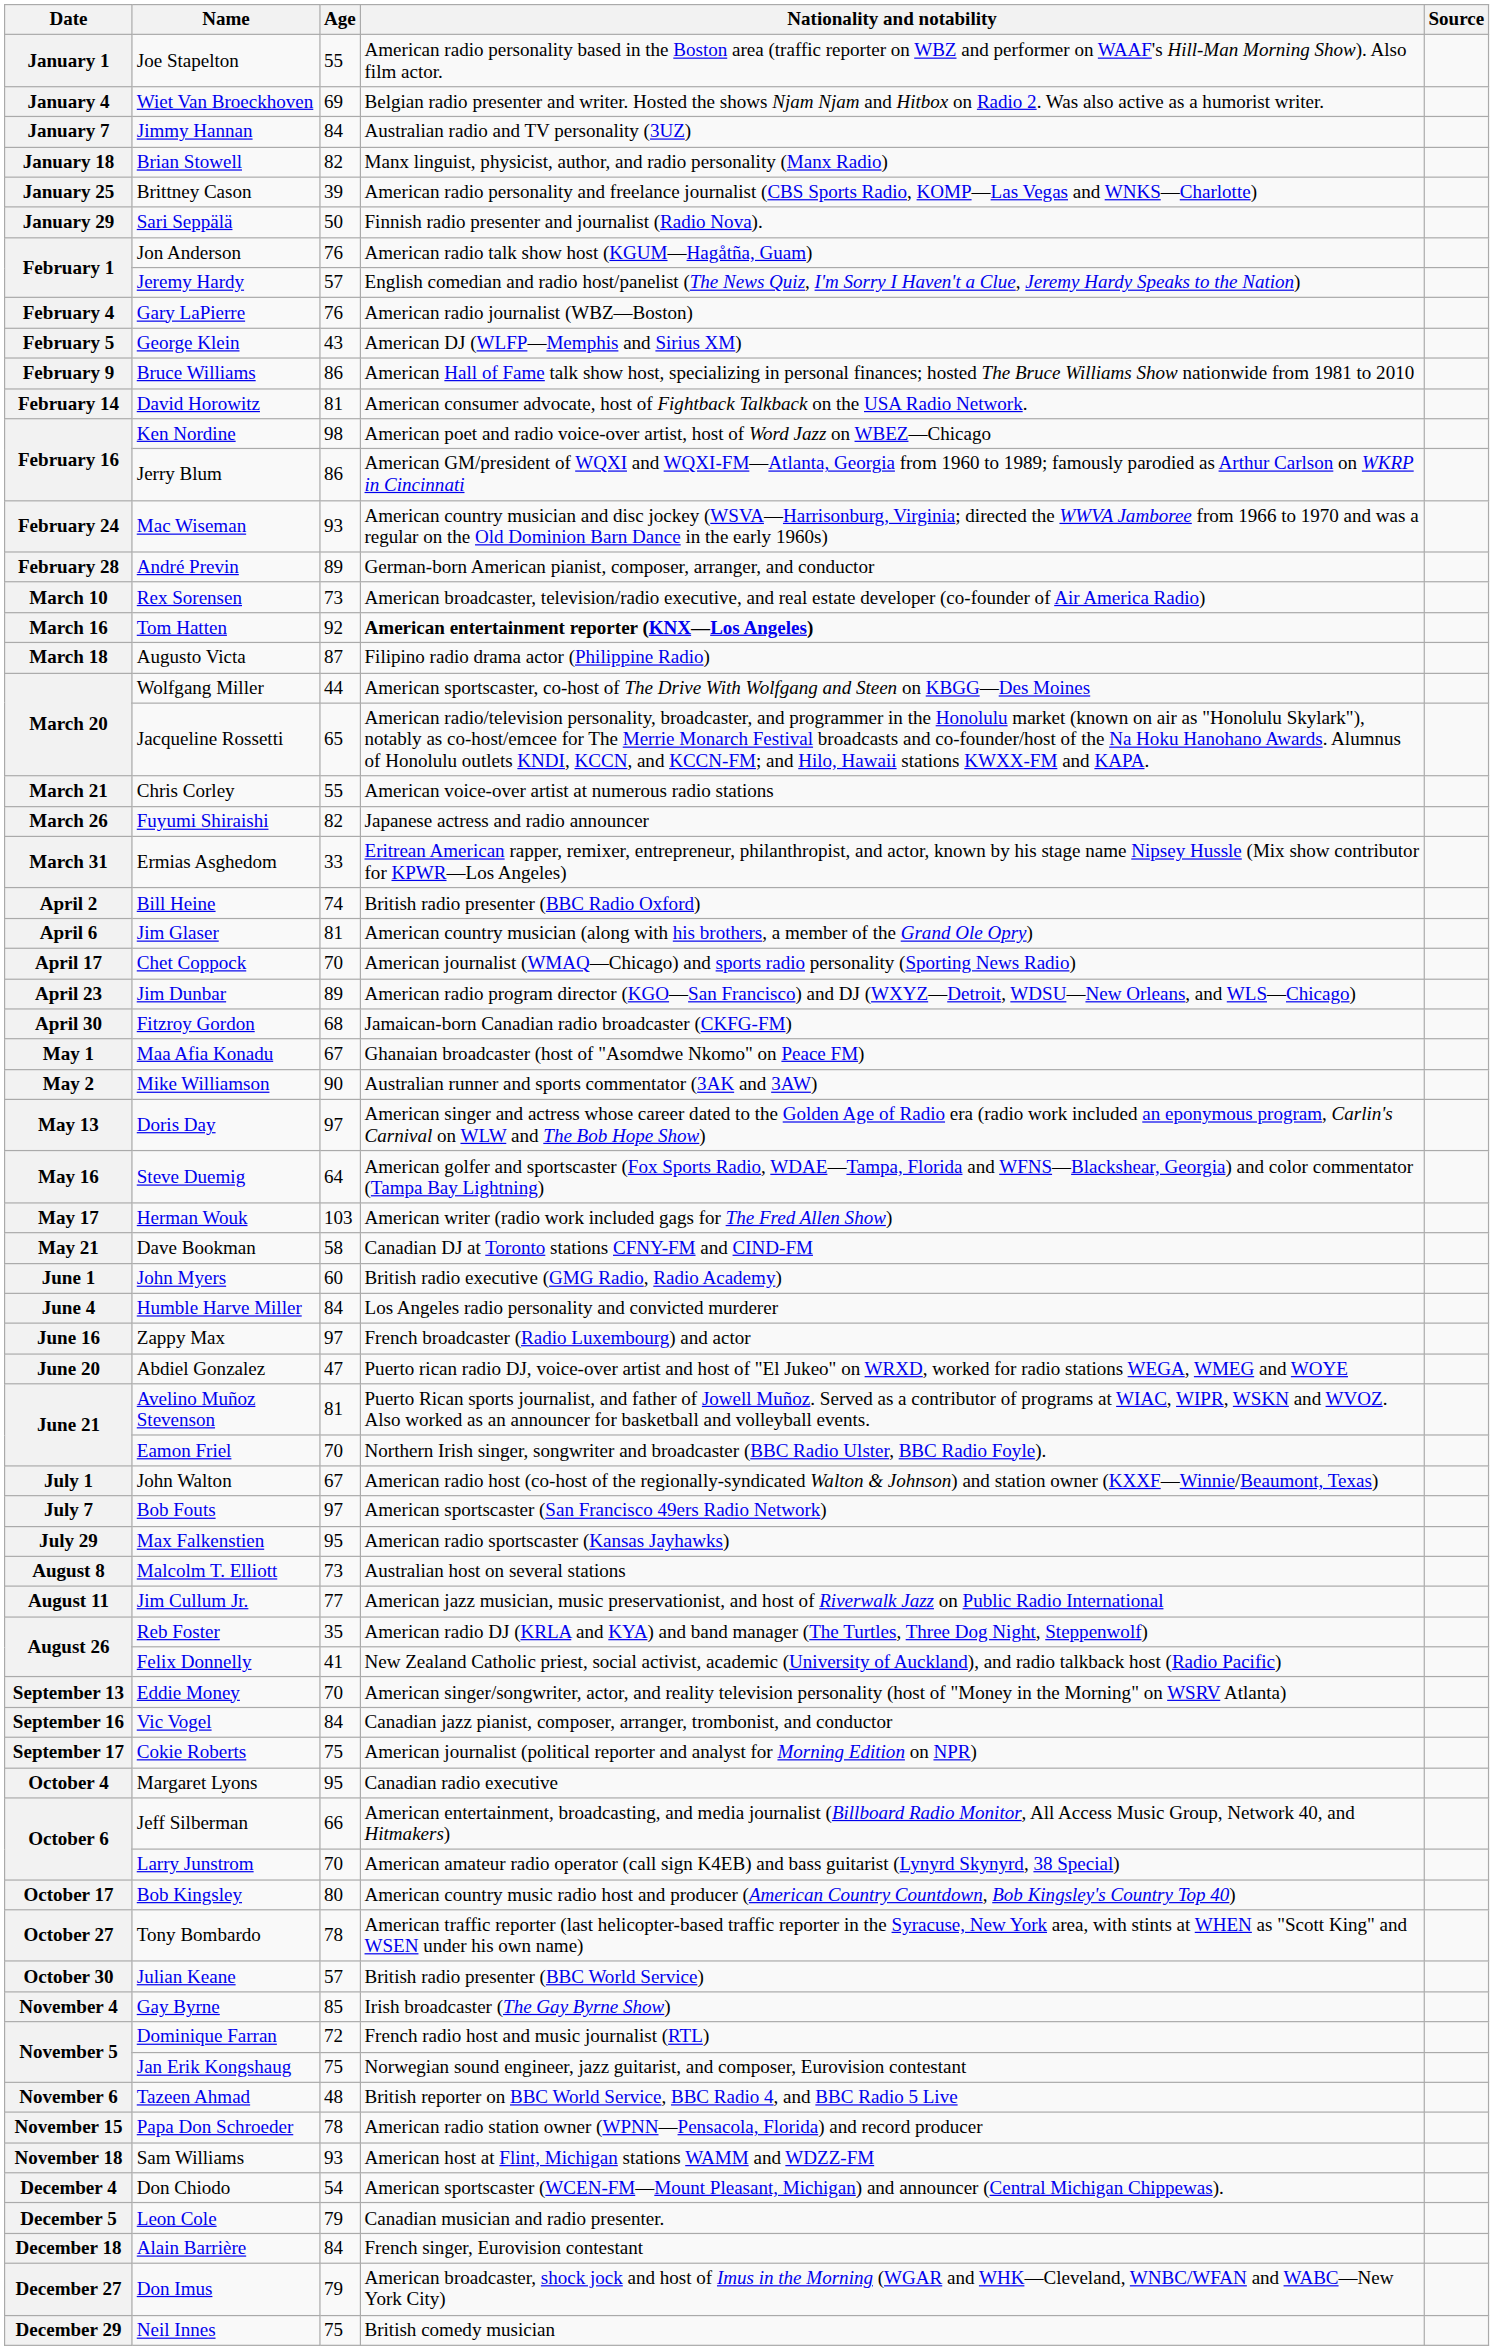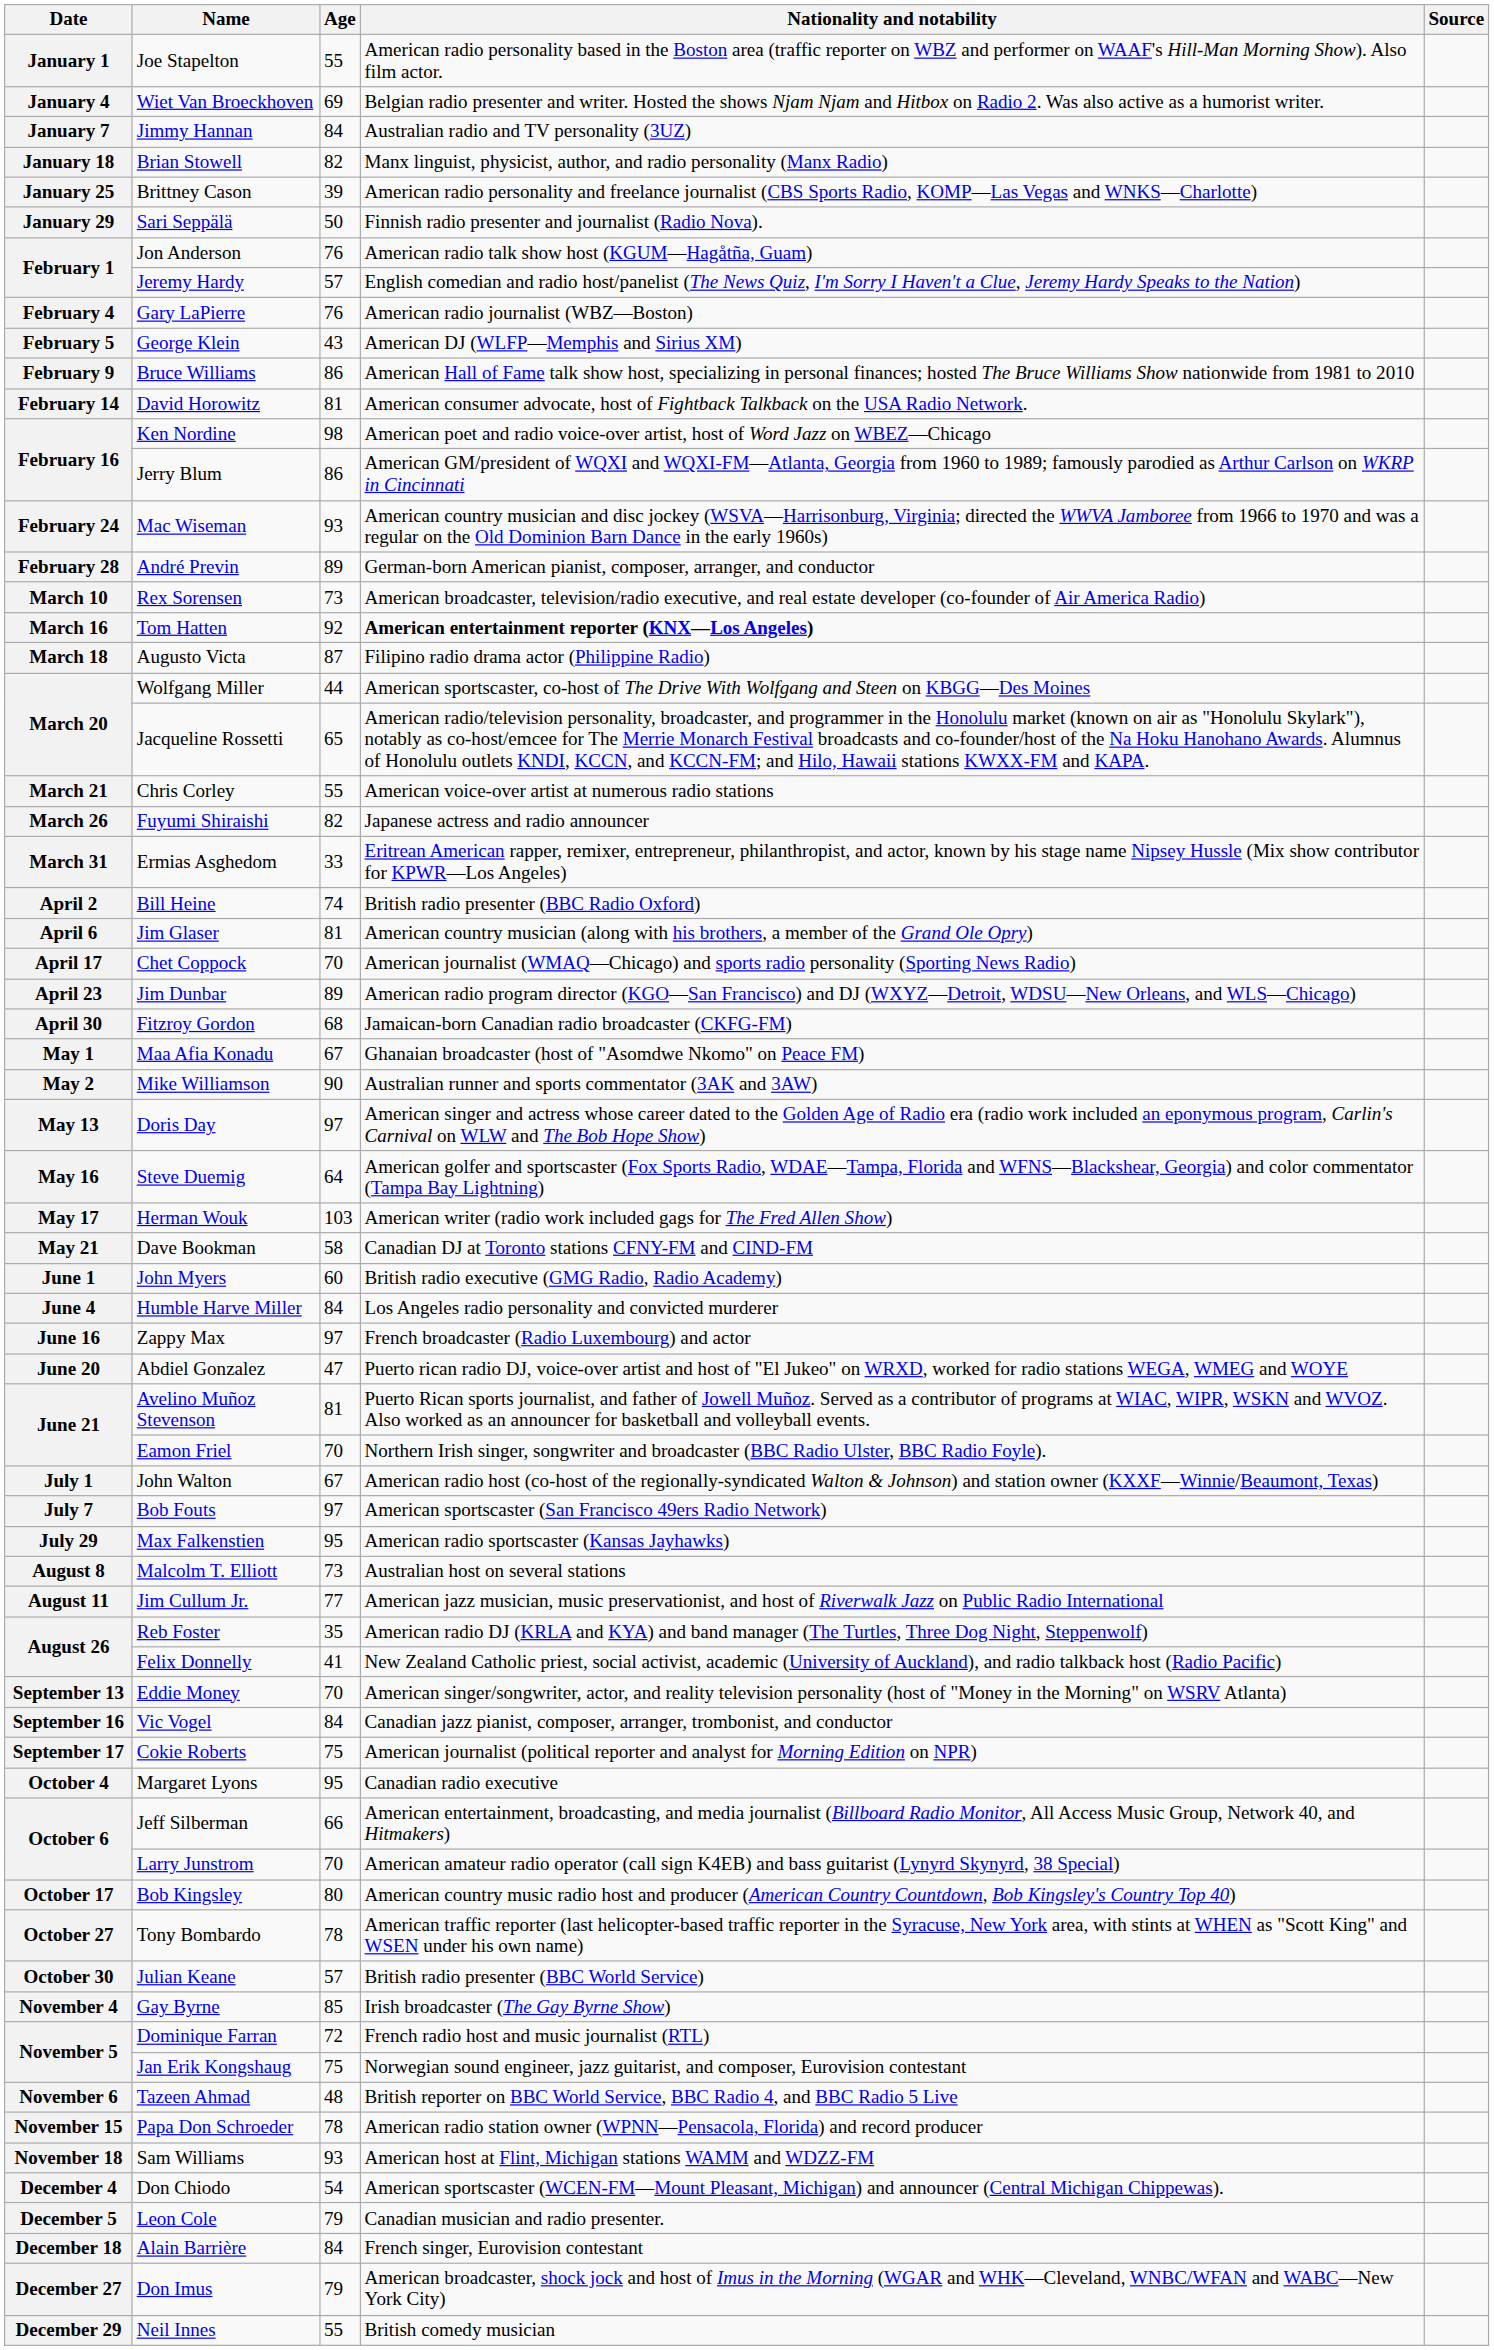(334, 2329) 75 -> (334, 2329) 55
